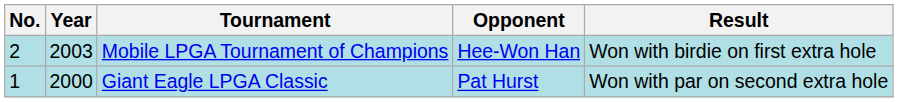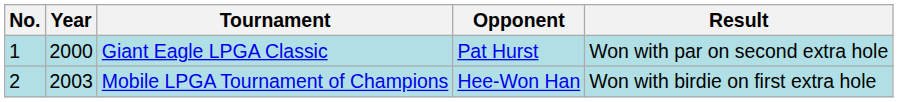rows swapped: (215, 82) <-> (275, 51)
